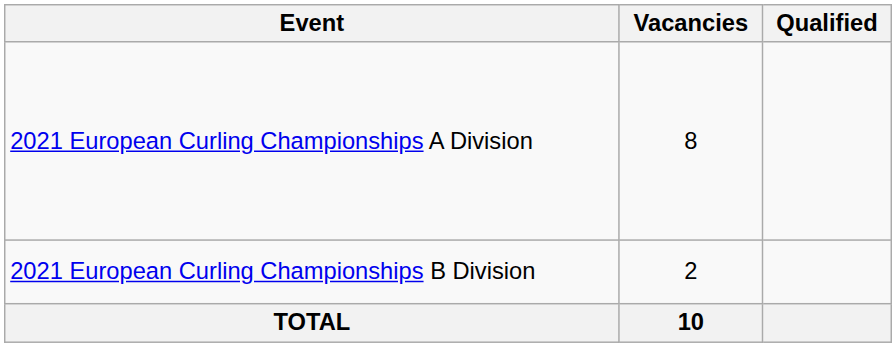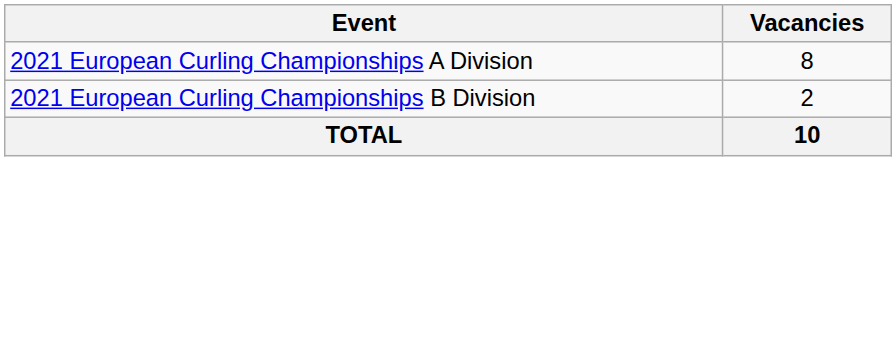- column: (827, 23)
